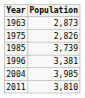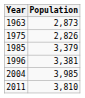(66, 48) 3,739 -> (66, 48) 3,379
